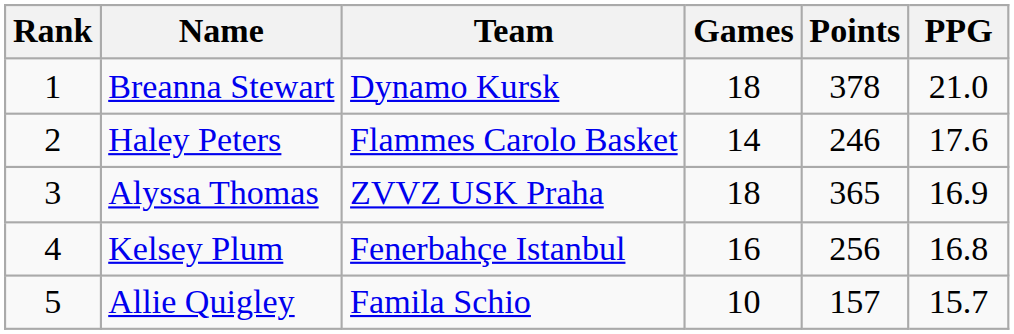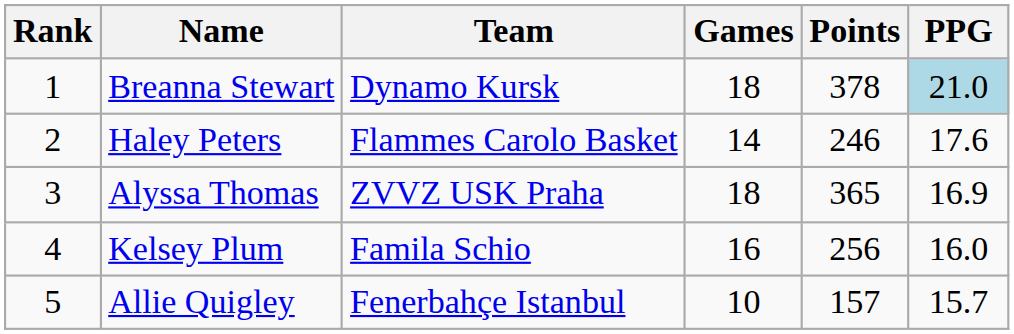(959, 85) no background -> (959, 85) lightblue background
(488, 247) Fenerbahçe Istanbul -> (441, 247) Famila Schio
(959, 247) 16.8 -> (959, 247) 16.0
(441, 301) Famila Schio -> (488, 301) Fenerbahçe Istanbul
